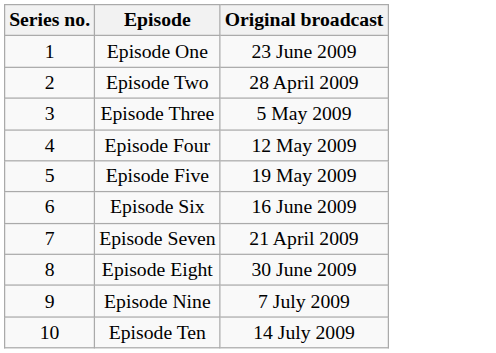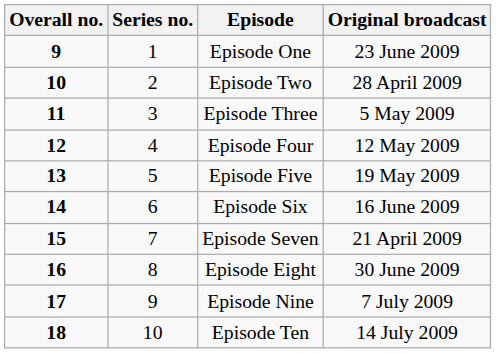+ column: (56, 20)
